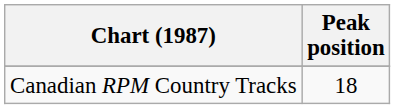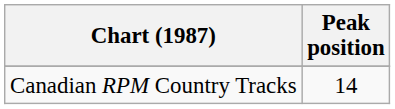(346, 84) 18 -> (346, 84) 14
